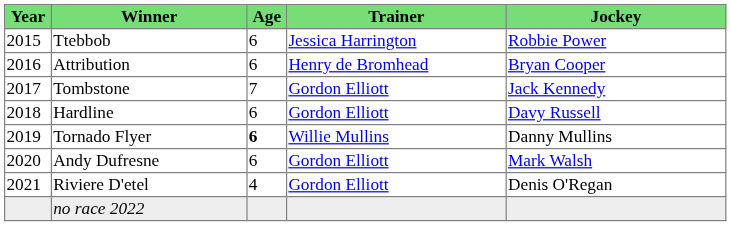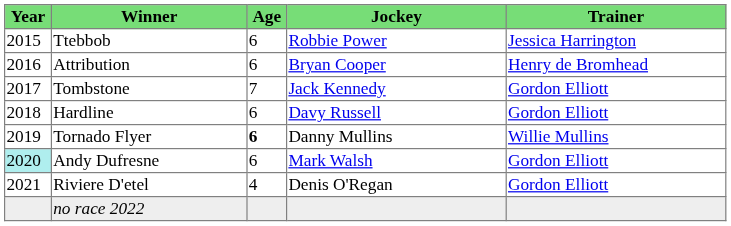columns swapped: (616, 16) <-> (396, 16)
(24, 160) no background -> (24, 160) paleturquoise background
